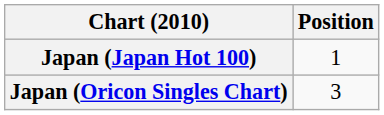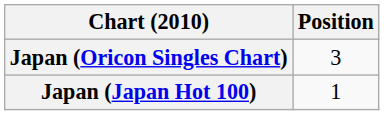rows swapped: (149, 92) <-> (149, 57)
